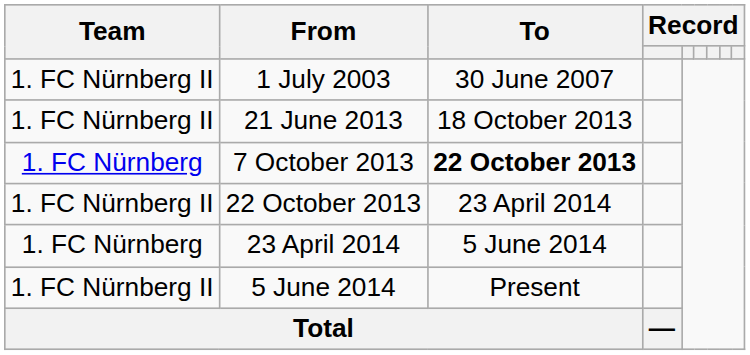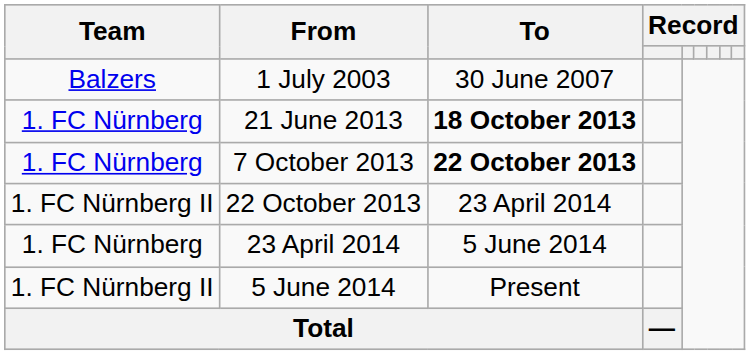(112, 79) 1. FC Nürnberg II -> (112, 79) Balzers
(112, 120) 1. FC Nürnberg II -> (112, 120) 1. FC Nürnberg
(535, 120) normal -> (535, 120) bold
